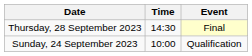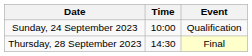rows swapped: (75, 43) <-> (75, 28)
